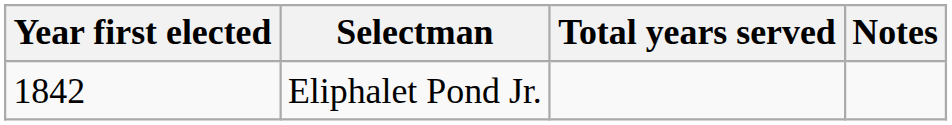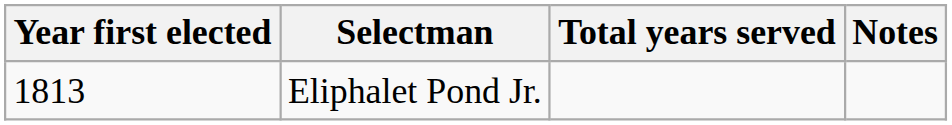(49, 89) 1842 -> (49, 89) 1813
